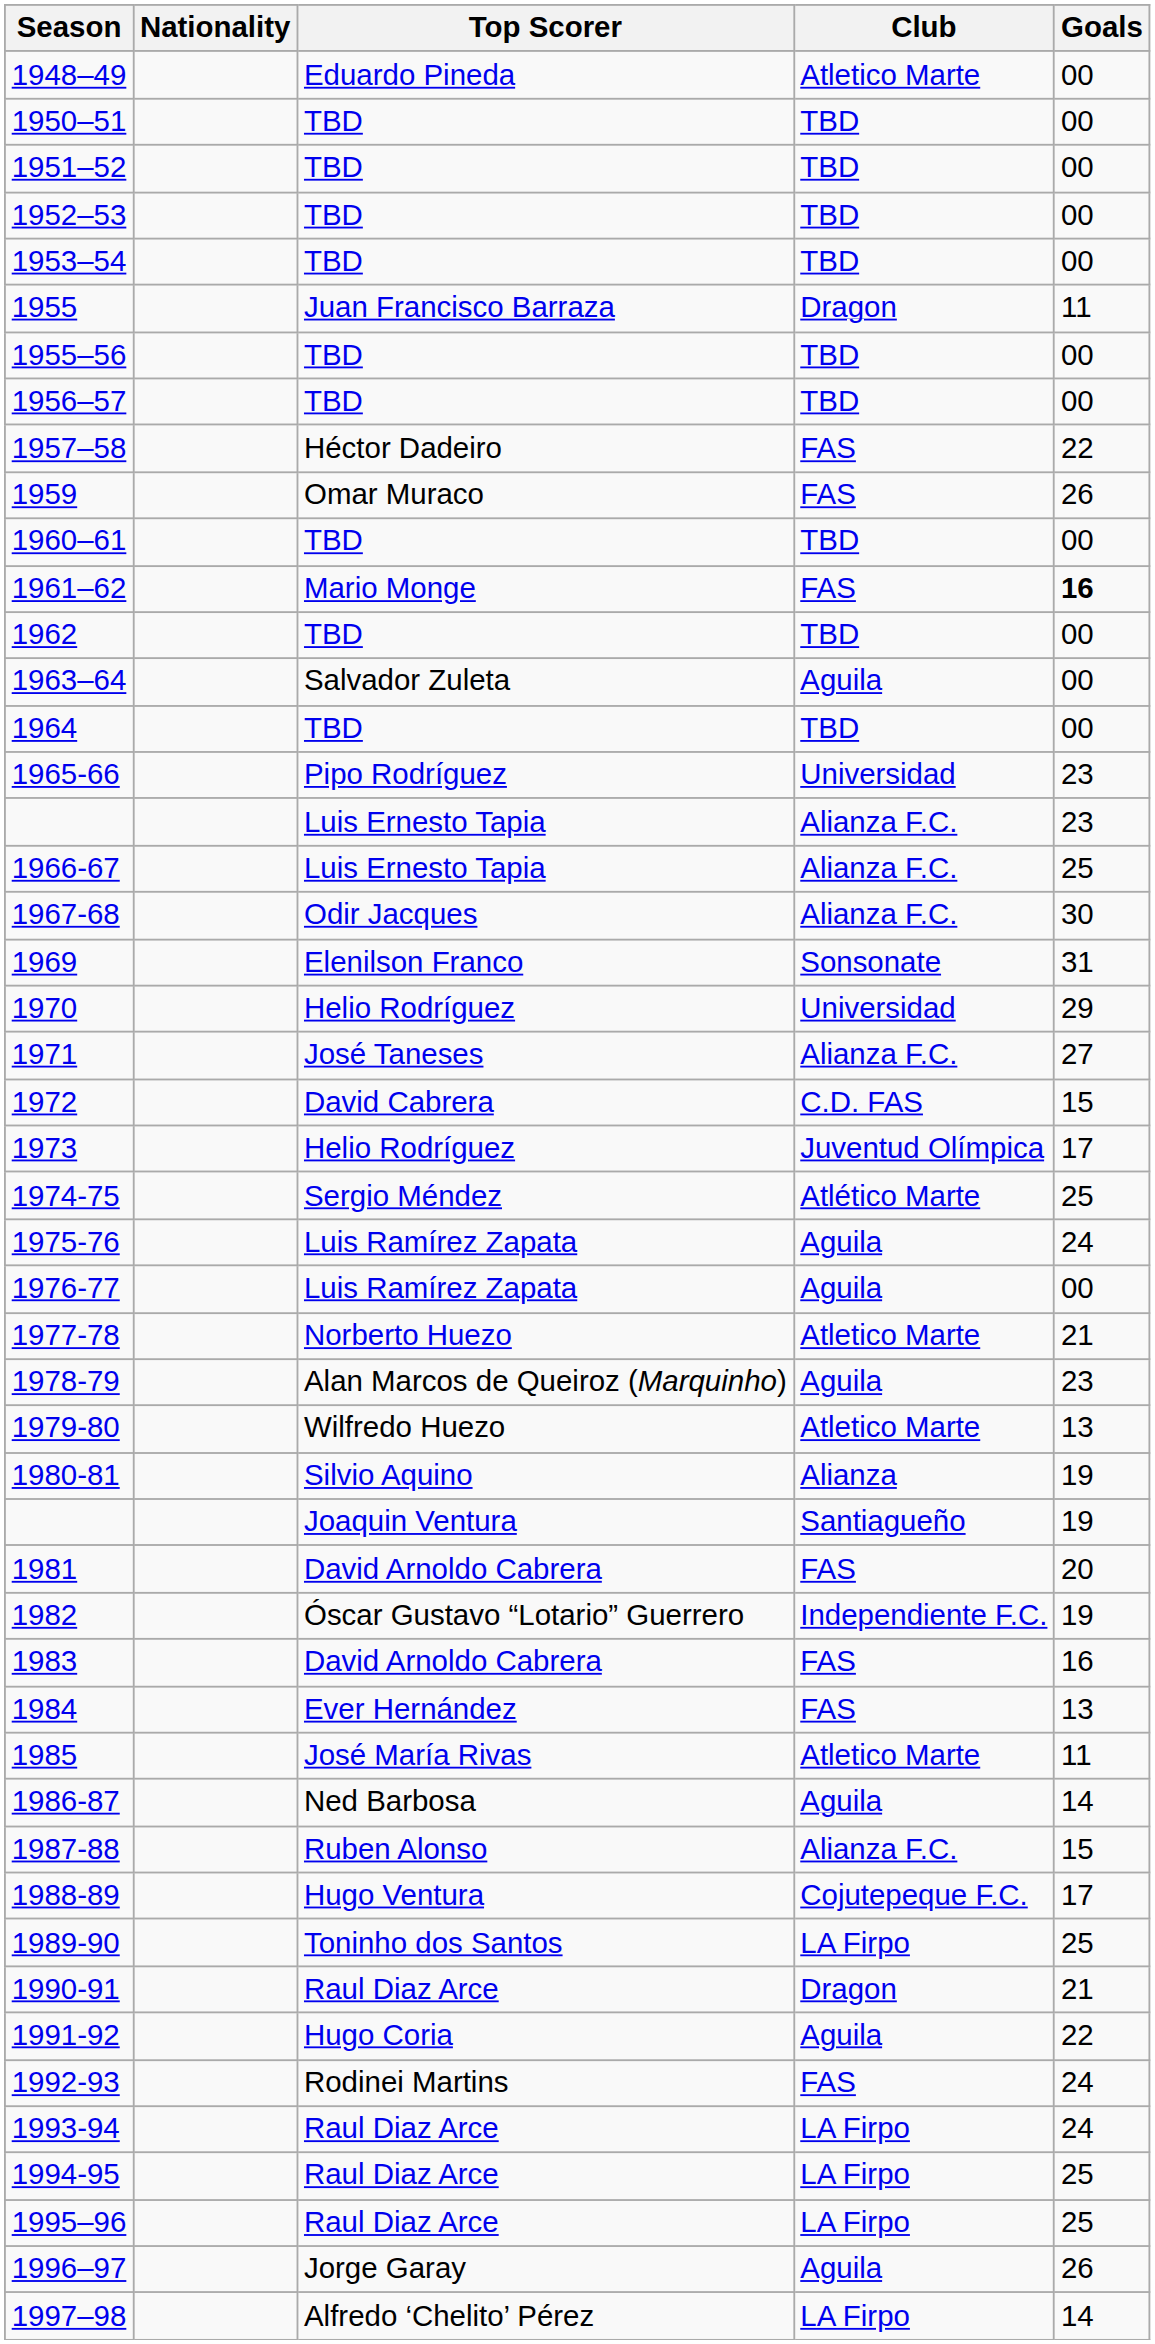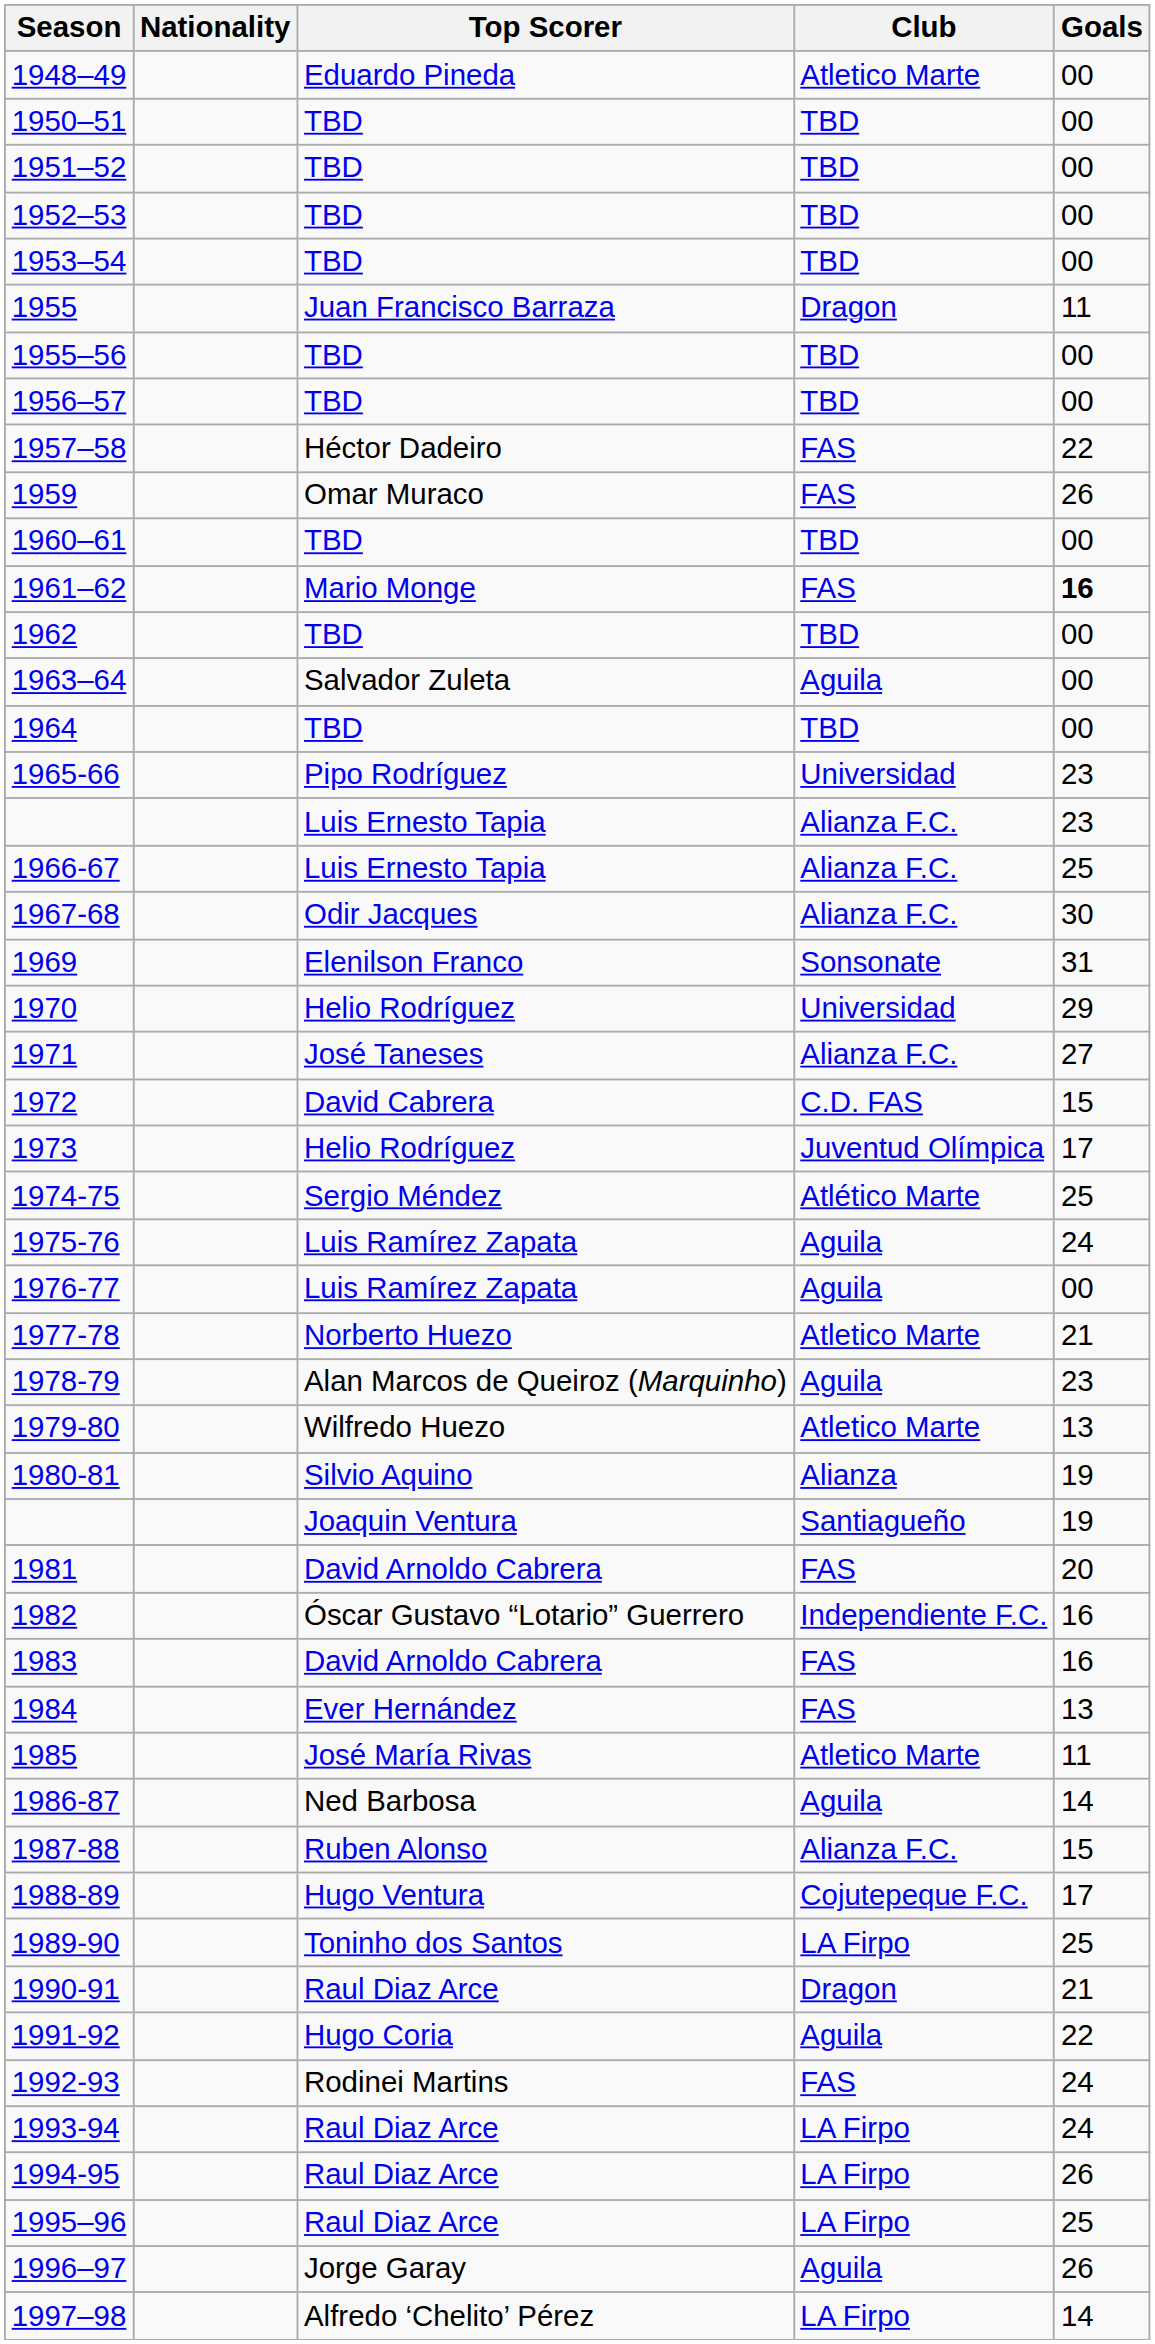(1077, 1615) 19 -> (1077, 1615) 16
(1077, 2175) 25 -> (1077, 2175) 26
